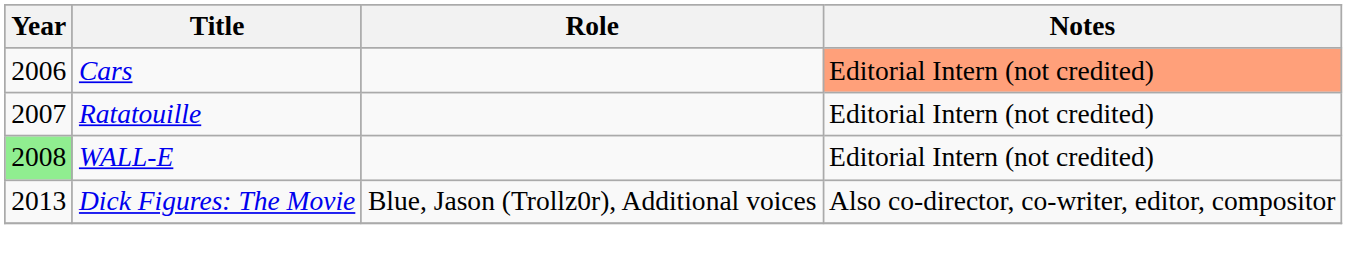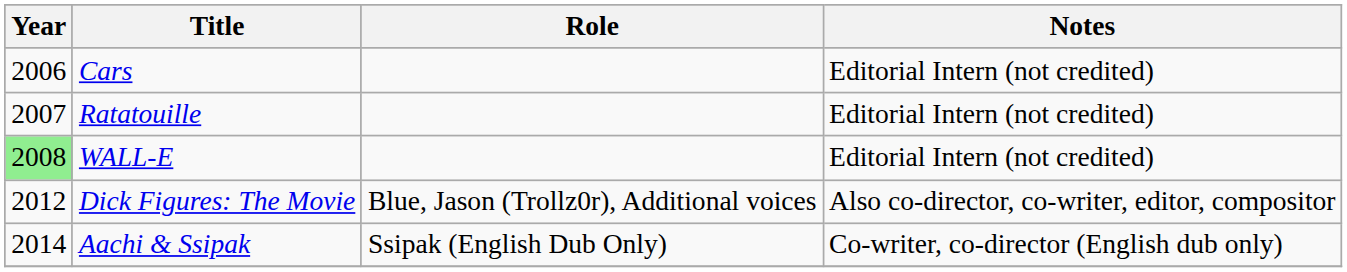(991, 69) lightsalmon background -> (991, 69) no background
(39, 200) 2013 -> (39, 200) 2012
+ row: (165, 244)
